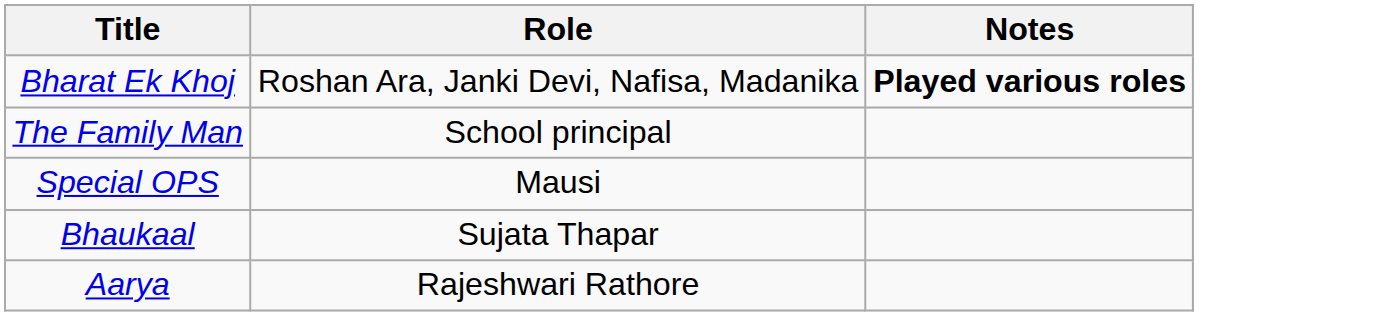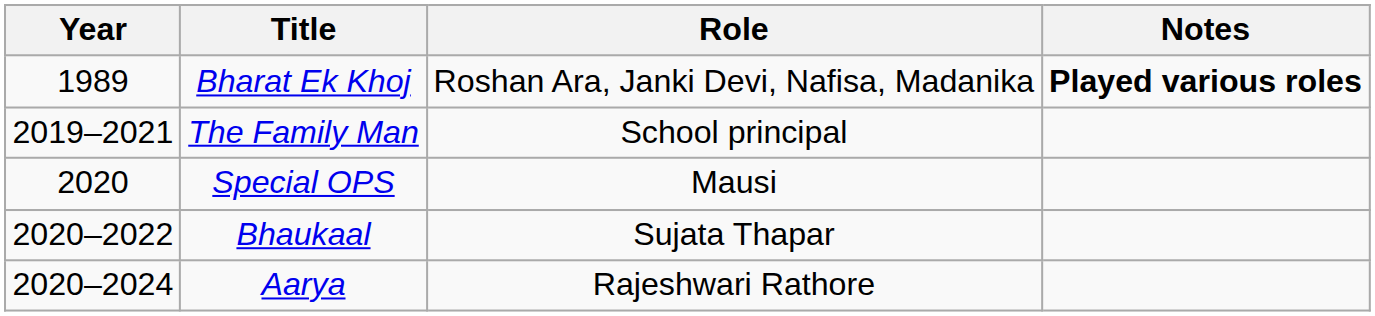+ column: (93, 30)
